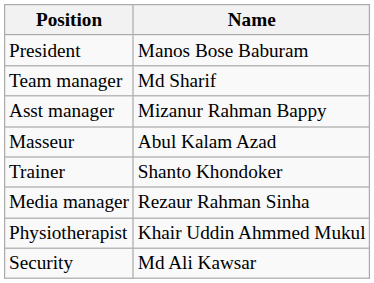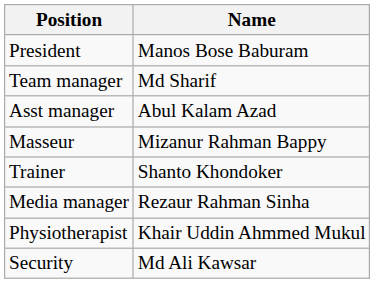(232, 111) Mizanur Rahman Bappy -> (207, 111) Abul Kalam Azad
(207, 141) Abul Kalam Azad -> (232, 141) Mizanur Rahman Bappy
